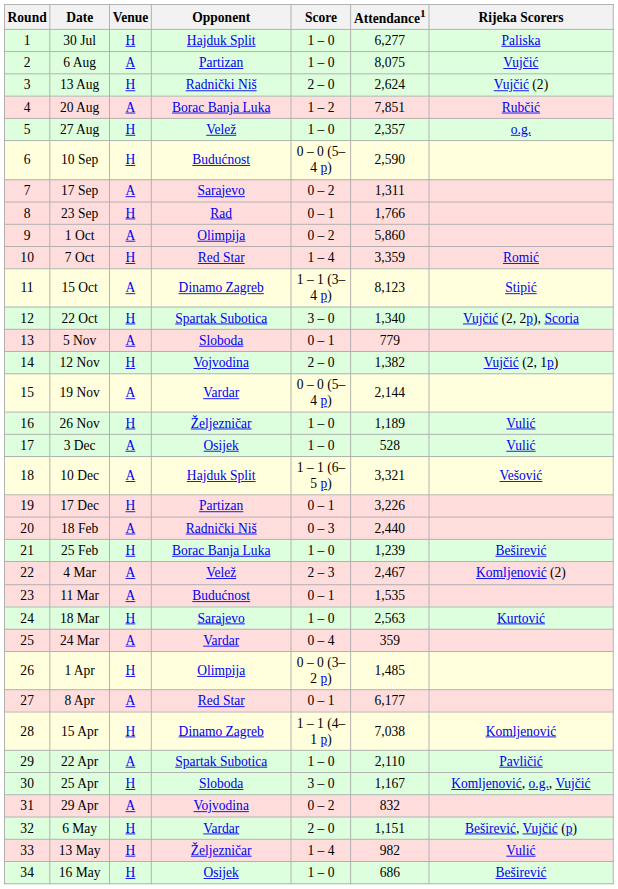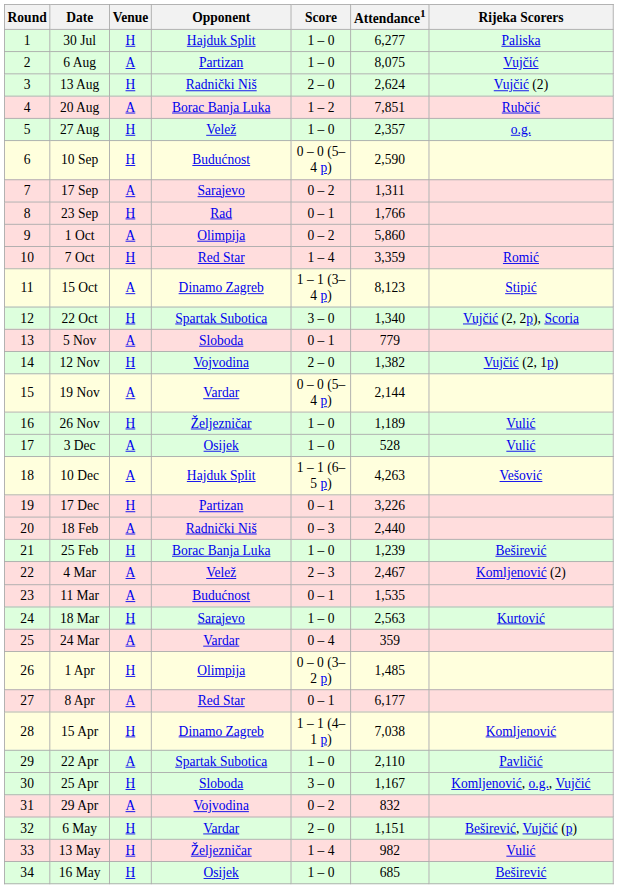(390, 476) 3,321 -> (390, 476) 4,263
(390, 873) 686 -> (390, 873) 685
